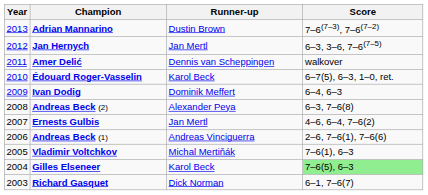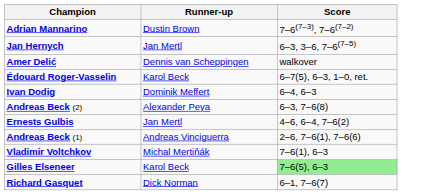- column: (17, 12)
